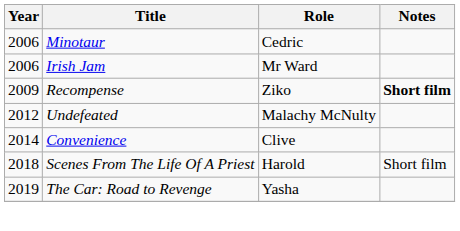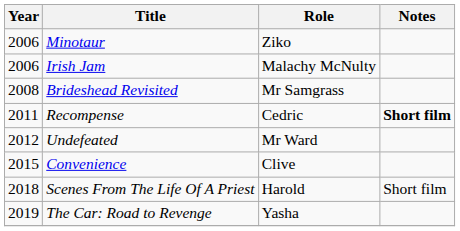(282, 41) Cedric -> (276, 41) Ziko
(290, 66) Mr Ward -> (319, 66) Malachy McNulty
+ row: (112, 90)
(24, 90) 2009 -> (23, 115) 2011
(276, 90) Ziko -> (282, 115) Cedric
(319, 115) Malachy McNulty -> (290, 139) Mr Ward
(24, 139) 2014 -> (24, 164) 2015
